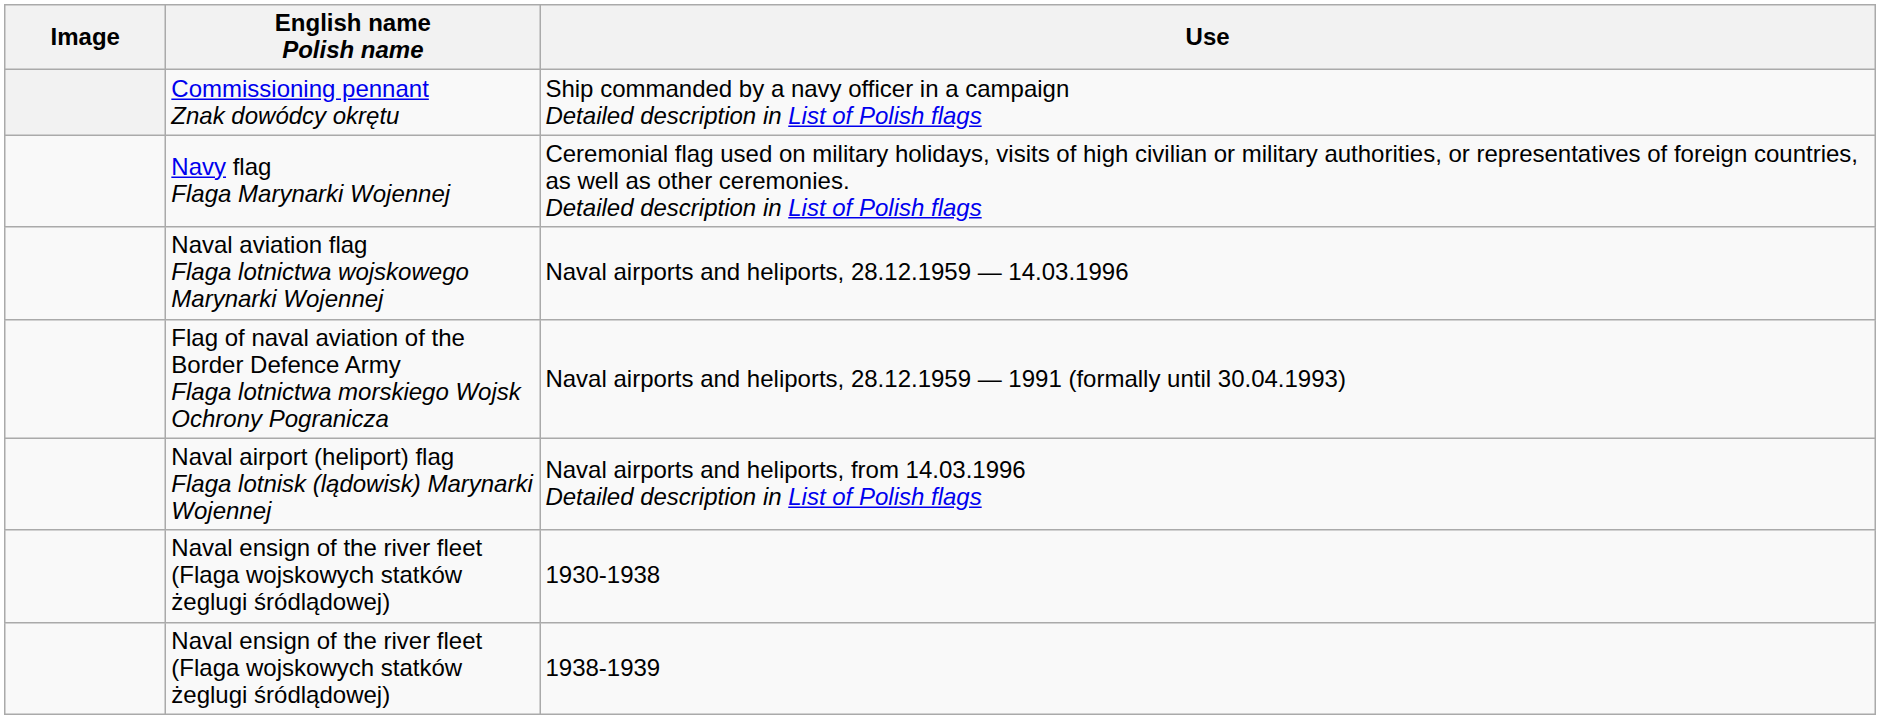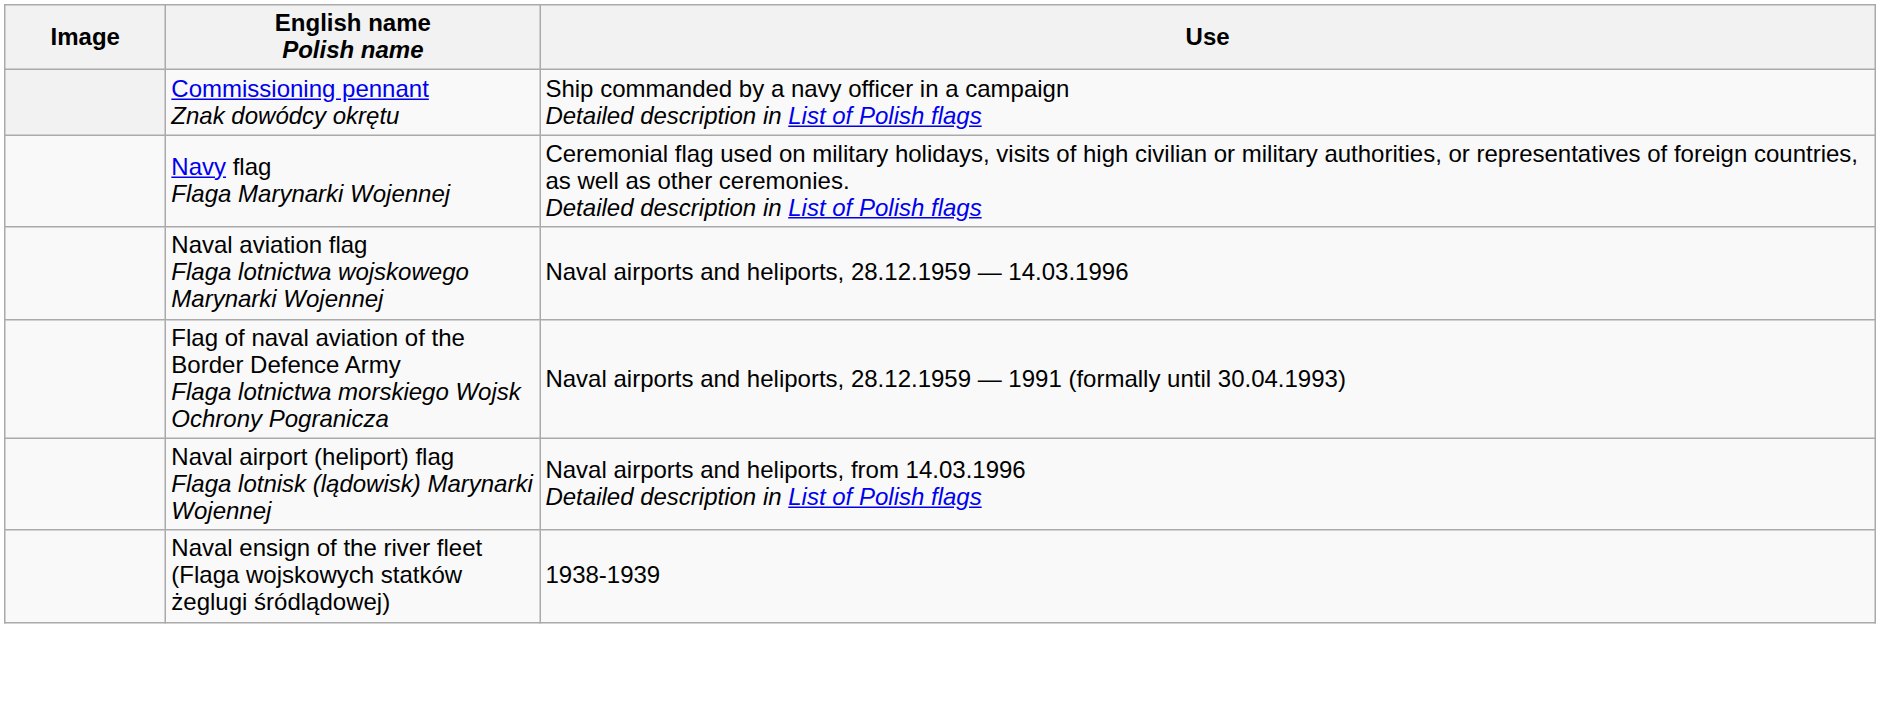- row: (603, 575)
